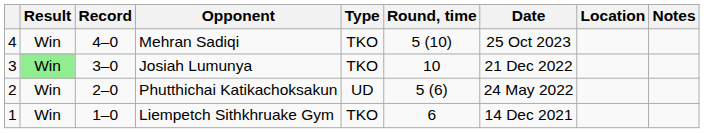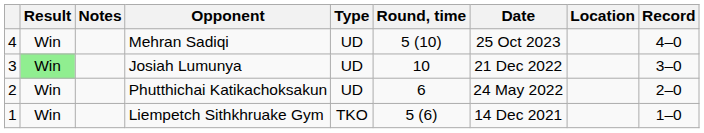columns swapped: (105, 16) <-> (674, 16)
(362, 41) TKO -> (352, 41) UD
(362, 66) TKO -> (352, 66) UD
(432, 90) 5 (6) -> (421, 90) 6
(432, 115) 6 -> (421, 115) 5 (6)
